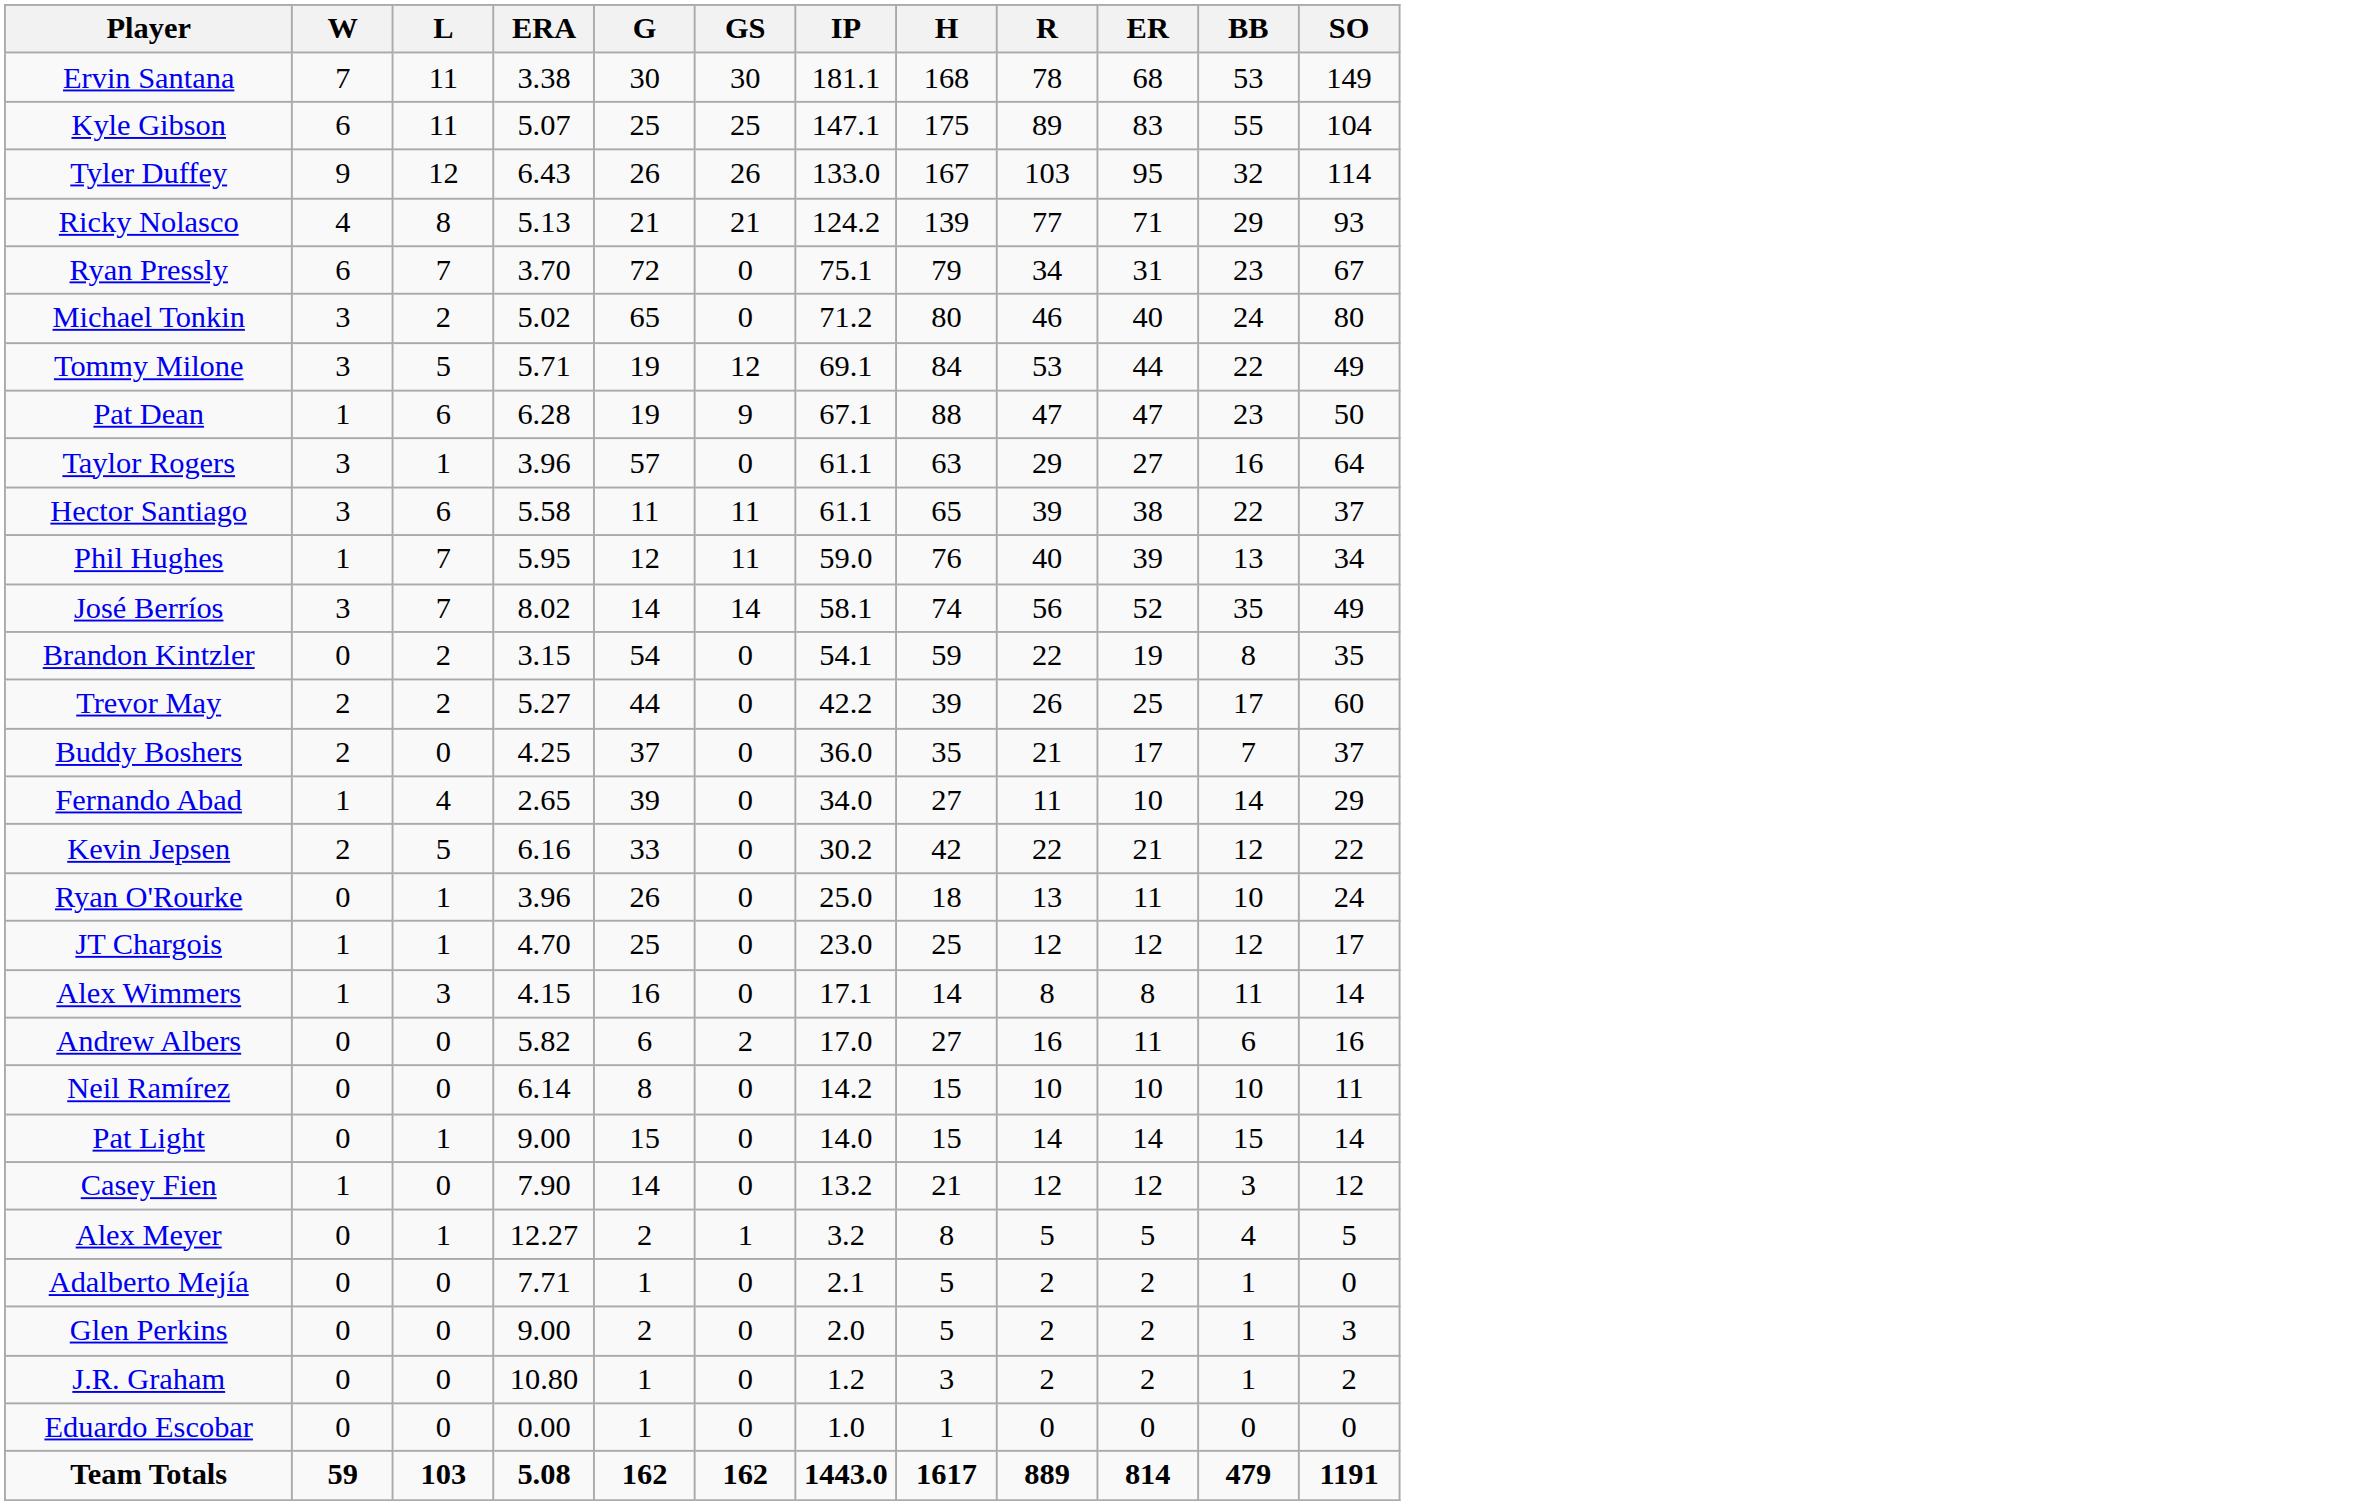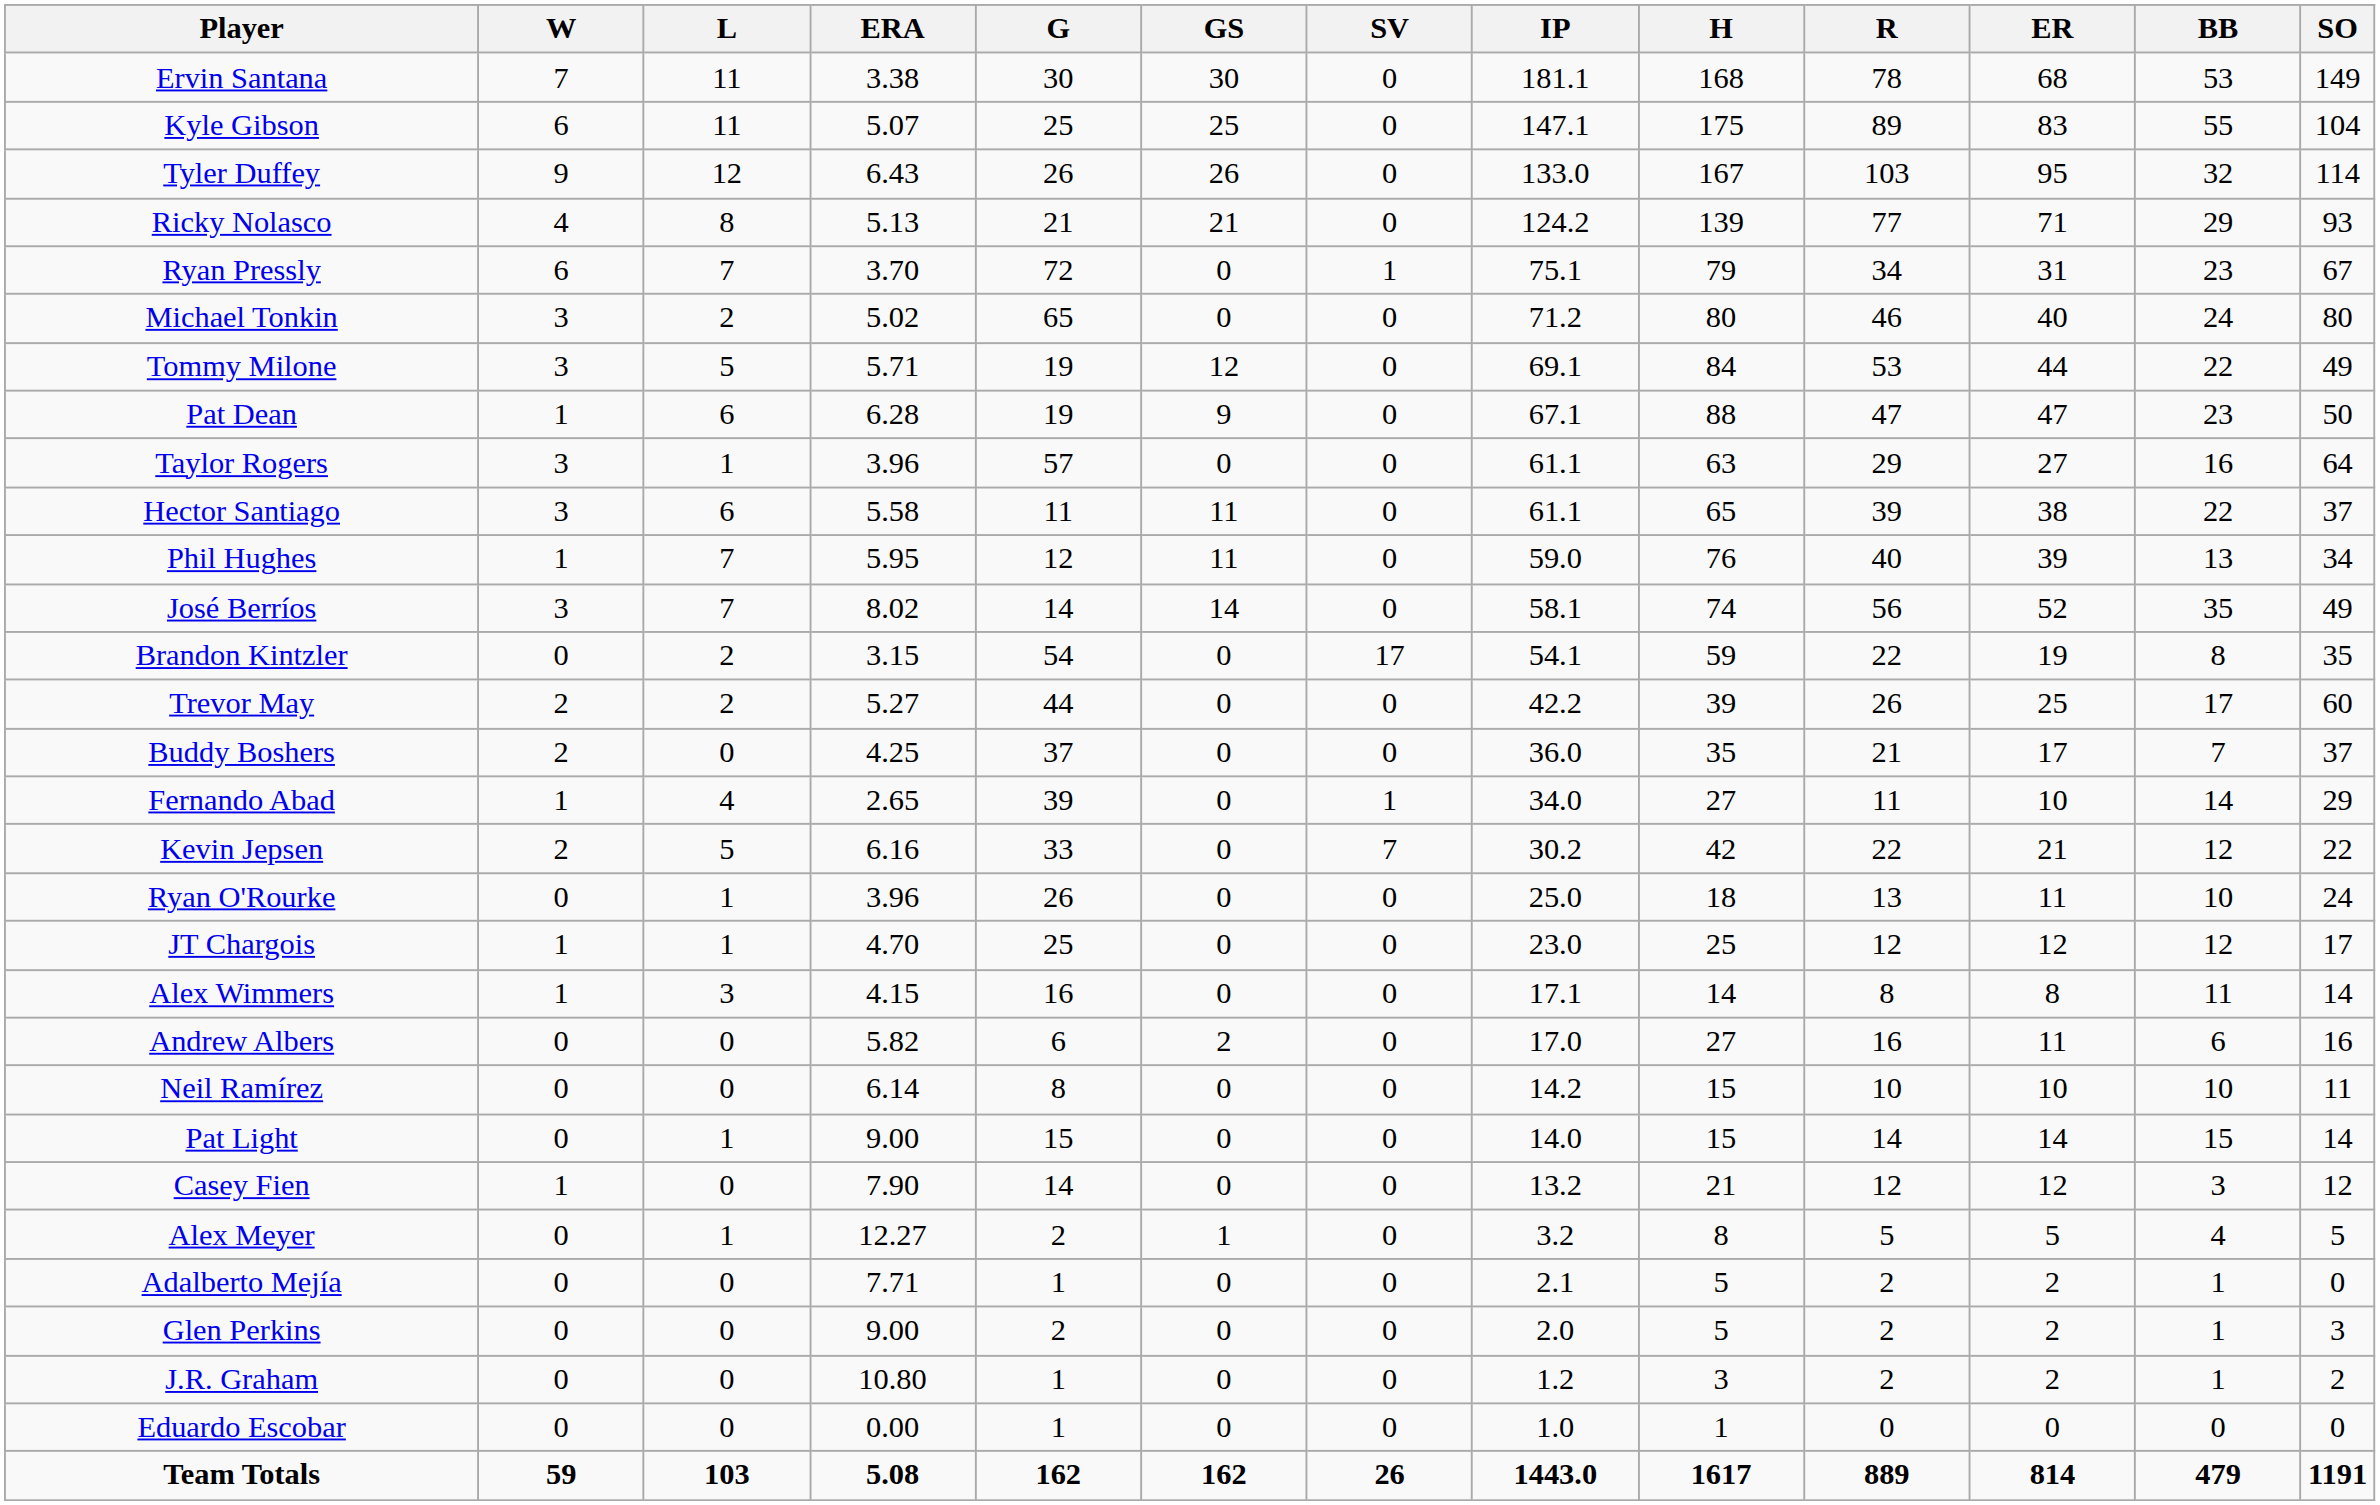+ column: (1390, 28)
